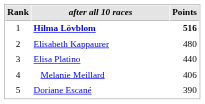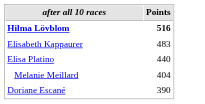- column: (18, 12)
(190, 44) 480 -> (164, 44) 483
(190, 75) 406 -> (164, 75) 404
